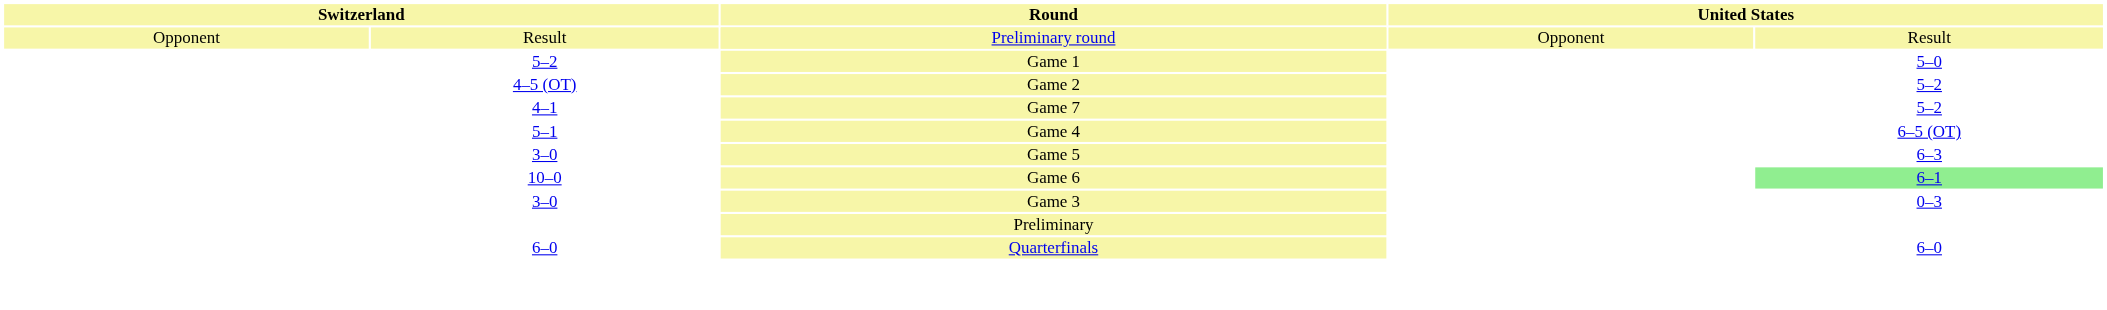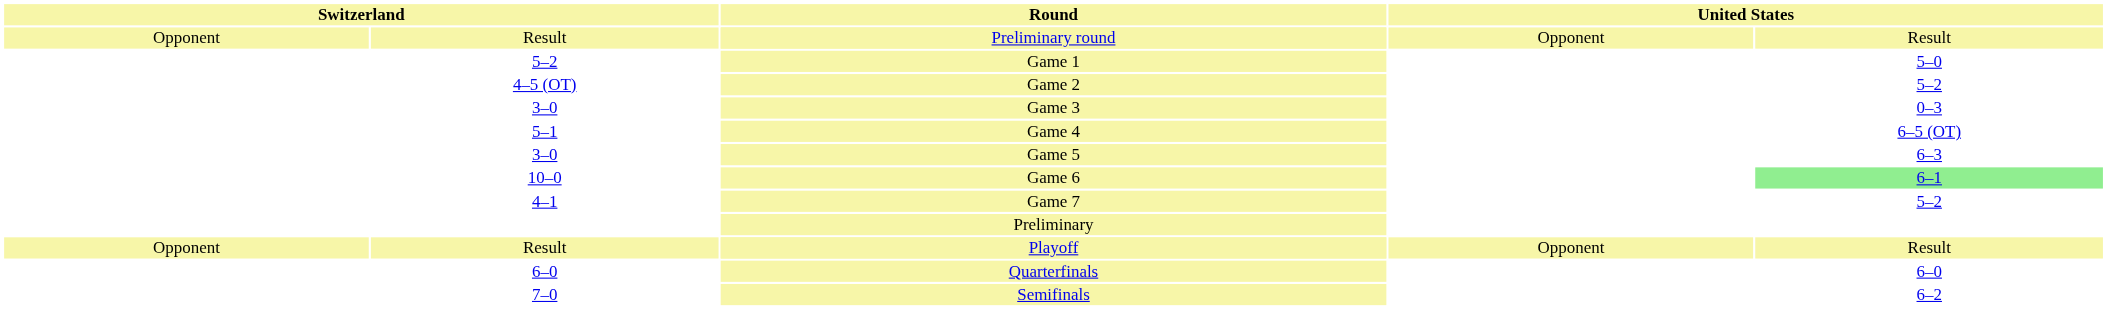rows swapped: (1053, 201) <-> (1053, 107)
+ row: (1053, 247)
+ row: (1053, 294)
